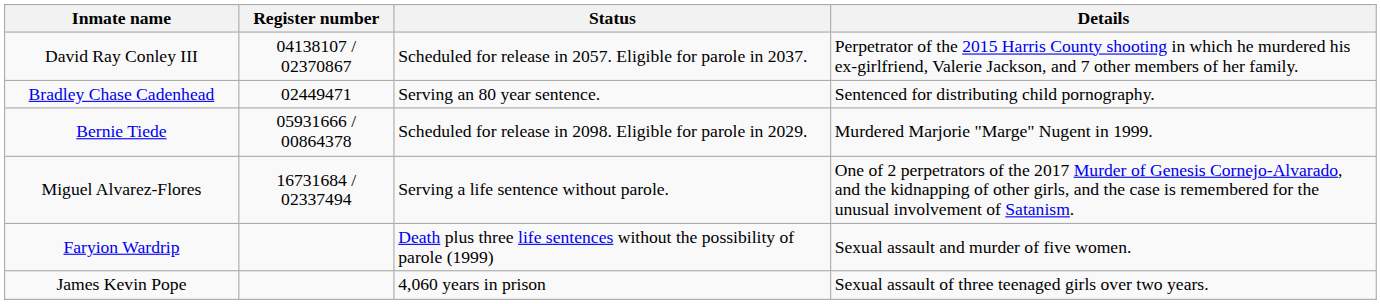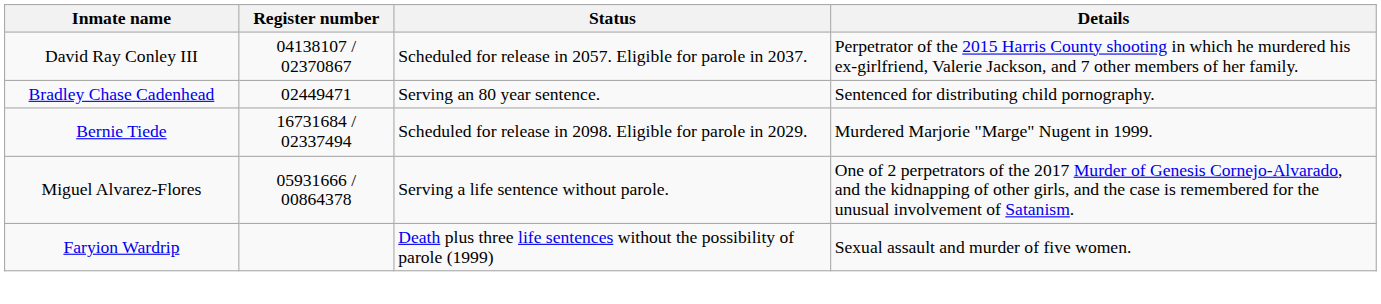(316, 131) 05931666 / 00864378 -> (316, 131) 16731684 / 02337494
(316, 189) 16731684 / 02337494 -> (316, 189) 05931666 / 00864378
- row: (121, 284)
